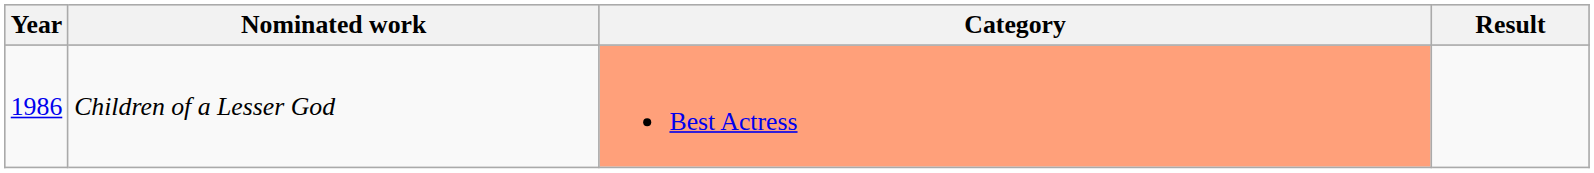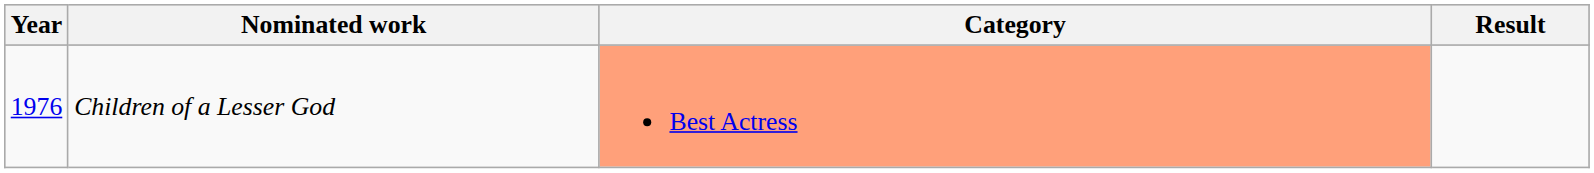(37, 106) 1986 -> (37, 106) 1976
